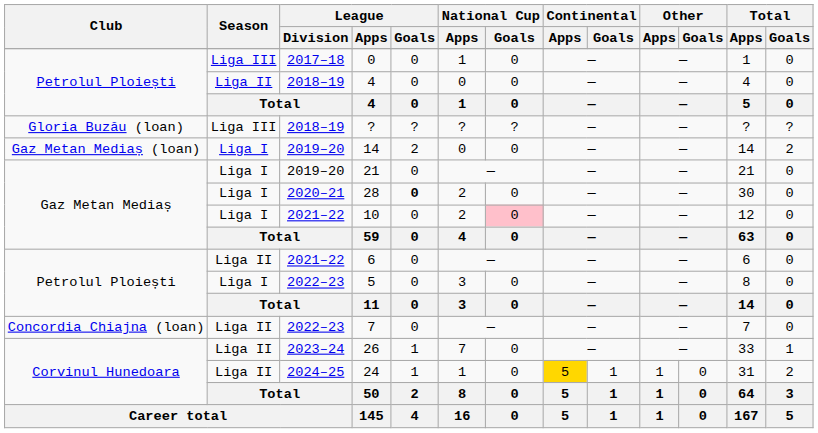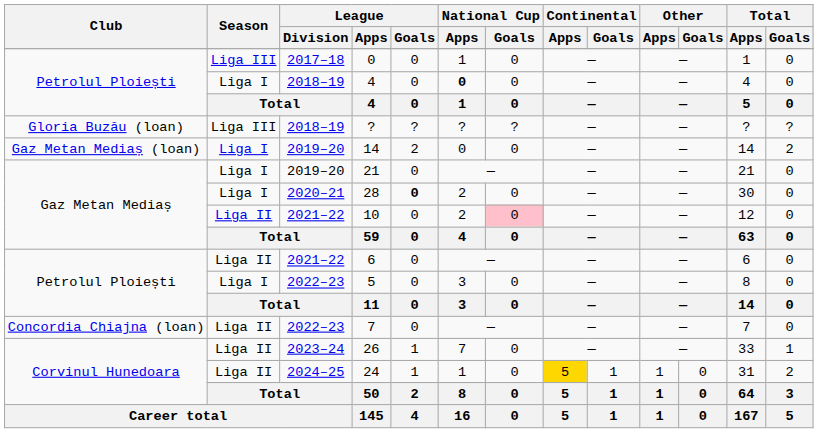(244, 82) Liga II -> (244, 82) Liga I
(462, 82) normal -> (462, 82) bold
(244, 216) Liga I -> (244, 216) Liga II
